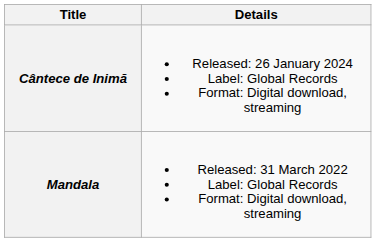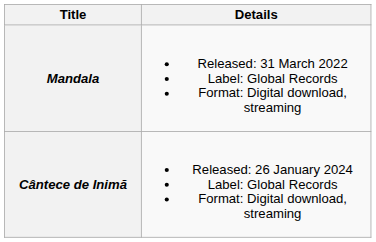rows swapped: (73, 184) <-> (73, 78)
